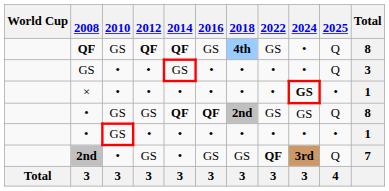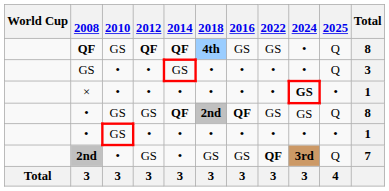columns swapped: (211, 28) <-> (242, 28)
